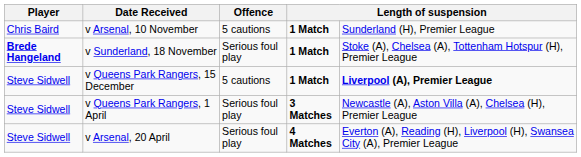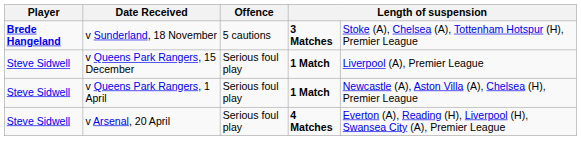- row: (142, 29)
(250, 52) Serious foul play -> (247, 35) 5 cautions
(309, 52) 1 Match -> (311, 35) 3 Matches
(246, 80) 5 cautions -> (251, 64) Serious foul play
(417, 80) bold -> (413, 64) normal
(311, 109) 3 Matches -> (310, 92) 1 Match
